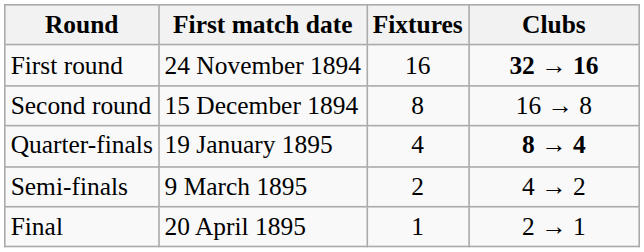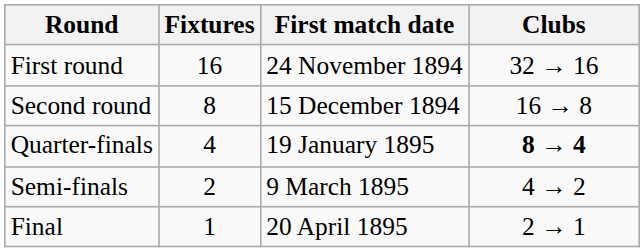columns swapped: (263, 24) <-> (418, 24)
(554, 65) bold -> (554, 65) normal
